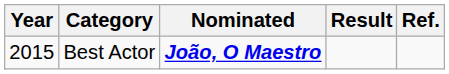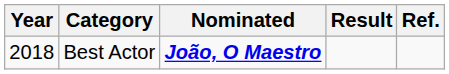(32, 52) 2015 -> (32, 52) 2018
